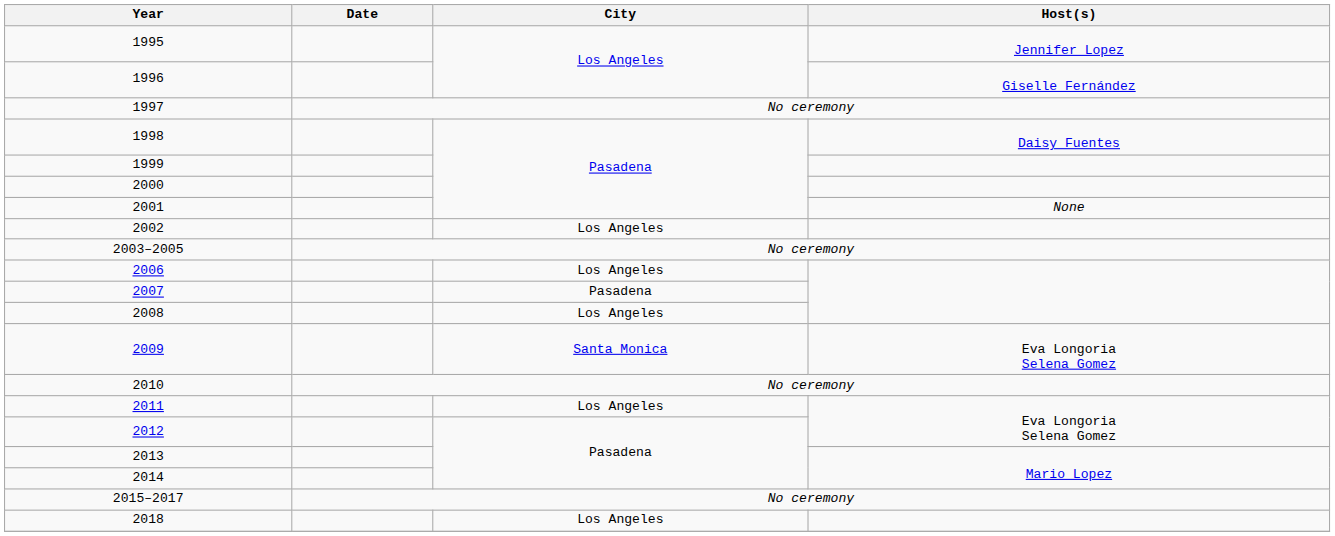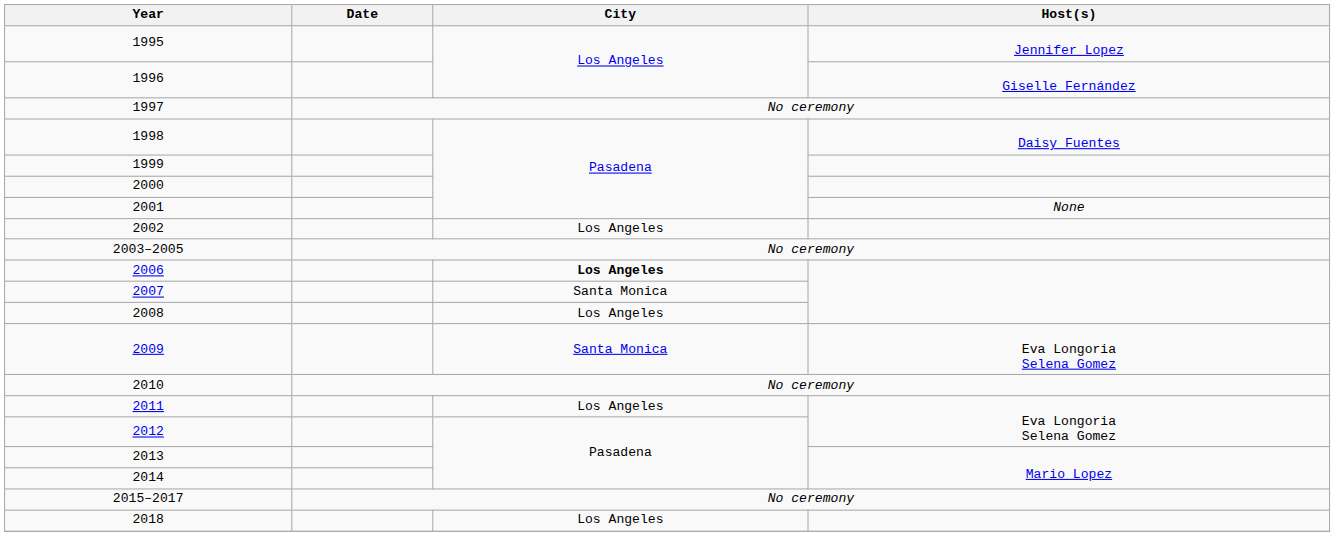(620, 271) normal -> (620, 271) bold
(620, 292) Pasadena -> (620, 292) Santa Monica
